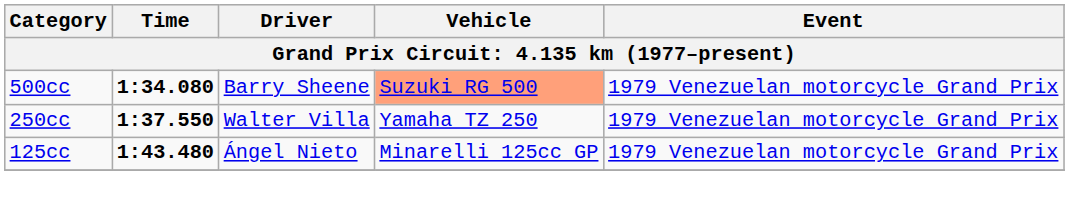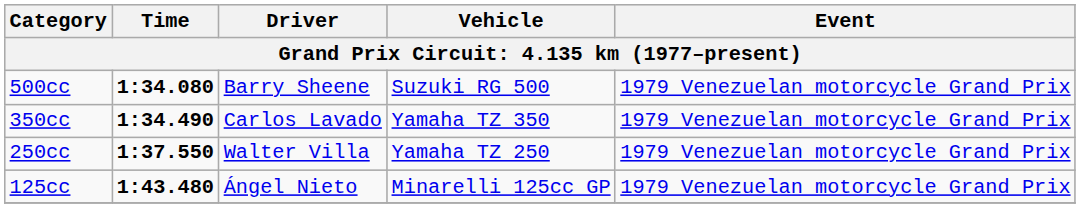(458, 87) lightsalmon background -> (471, 87) no background
+ row: (40, 120)
